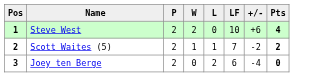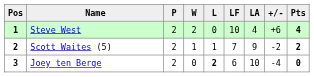+ column: (255, 13)
(214, 63) normal -> (214, 63) bold
